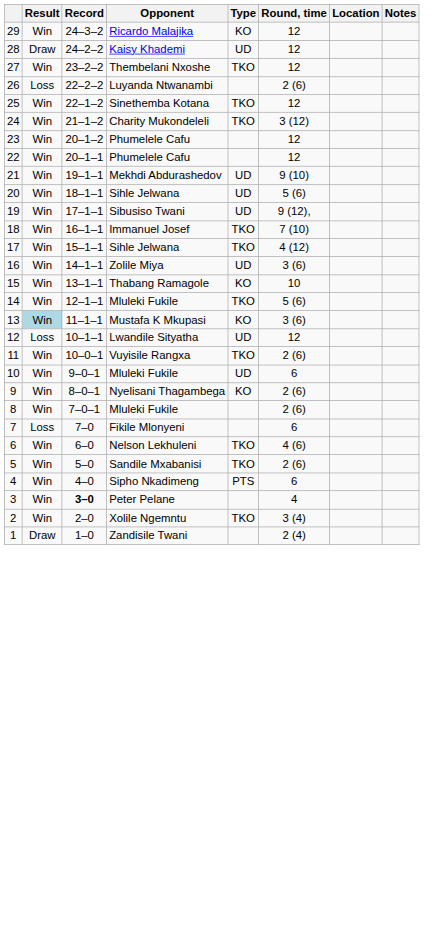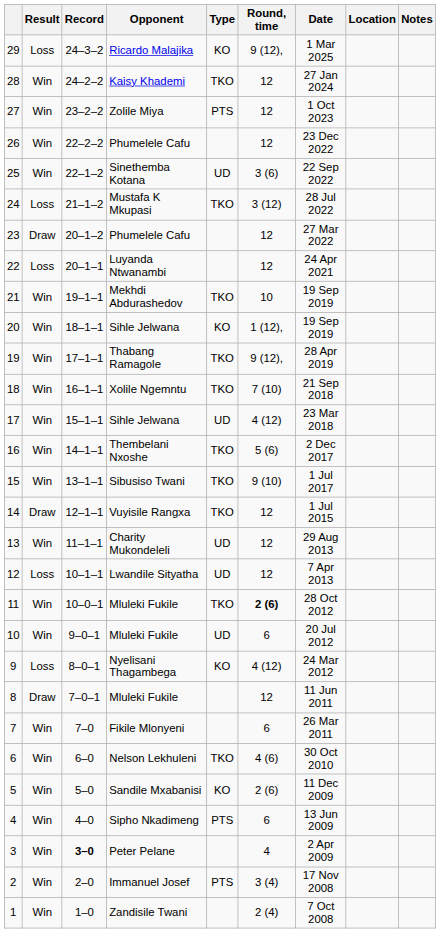+ column: (321, 19)
(42, 31) Win -> (42, 50) Loss
(294, 31) 12 -> (267, 50) 9 (12),
(42, 49) Draw -> (42, 81) Win
(243, 49) UD -> (222, 81) TKO
(160, 67) Thembelani Nxoshe -> (136, 112) Zolile Miya
(243, 67) TKO -> (222, 112) PTS
(42, 85) Loss -> (42, 143) Win
(161, 85) Luyanda Ntwanambi -> (150, 143) Phumelele Cafu
(294, 85) 2 (6) -> (267, 143) 12
(243, 103) TKO -> (222, 173) UD
(294, 103) 12 -> (267, 173) 3 (6)
(42, 121) Win -> (42, 204) Loss
(159, 121) Charity Mukondeleli -> (135, 204) Mustafa K Mkupasi
(42, 139) Win -> (42, 235) Draw
(42, 157) Win -> (42, 266) Loss
(150, 157) Phumelele Cafu -> (138, 266) Luyanda Ntwanambi
(243, 175) UD -> (222, 297) TKO
(294, 175) 9 (10) -> (267, 297) 10
(243, 193) UD -> (222, 327) KO
(294, 193) 5 (6) -> (267, 327) 1 (12),
(147, 211) Sibusiso Twani -> (135, 358) Thabang Ramagole
(243, 211) UD -> (222, 358) TKO
(149, 229) Immanuel Josef -> (148, 389) Xolile Ngemntu
(243, 247) TKO -> (222, 420) UD
(136, 265) Zolile Miya -> (139, 451) Thembelani Nxoshe
(243, 265) UD -> (222, 451) TKO
(294, 265) 3 (6) -> (267, 451) 5 (6)
(159, 283) Thabang Ramagole -> (147, 481) Sibusiso Twani
(243, 283) KO -> (222, 481) TKO
(294, 283) 10 -> (267, 481) 9 (10)
(42, 301) Win -> (42, 512) Draw
(144, 301) Mluleki Fukile -> (150, 512) Vuyisile Rangxa
(294, 301) 5 (6) -> (267, 512) 12
(42, 319) lightblue background -> (42, 543) no background
(157, 319) Mustafa K Mkupasi -> (139, 543) Charity Mukondeleli
(243, 319) KO -> (222, 543) UD
(294, 319) 3 (6) -> (267, 543) 12
(150, 355) Vuyisile Rangxa -> (144, 605) Mluleki Fukile
(294, 355) normal -> (267, 605) bold
(42, 391) Win -> (42, 666) Loss
(294, 391) 2 (6) -> (267, 666) 4 (12)
(42, 409) Win -> (42, 697) Draw
(294, 409) 2 (6) -> (267, 697) 12
(42, 427) Loss -> (42, 728) Win
(243, 463) TKO -> (222, 789) KO
(148, 517) Xolile Ngemntu -> (149, 882) Immanuel Josef
(243, 517) TKO -> (222, 882) PTS
(42, 535) Draw -> (42, 912) Win
